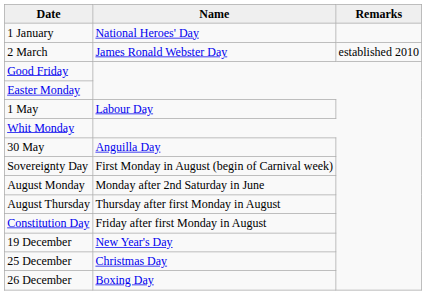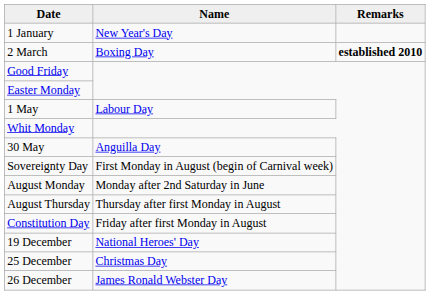(147, 33) National Heroes' Day -> (134, 33) New Year's Day
(161, 52) James Ronald Webster Day -> (125, 52) Boxing Day
(379, 52) normal -> (380, 52) bold
(134, 242) New Year's Day -> (147, 242) National Heroes' Day
(125, 280) Boxing Day -> (161, 280) James Ronald Webster Day
